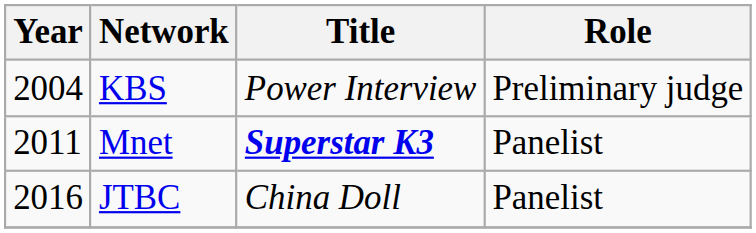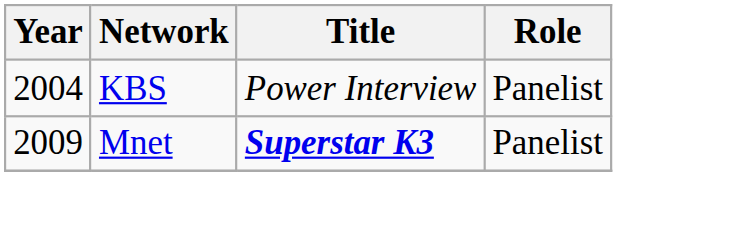(618, 87) Preliminary judge -> (548, 87) Panelist
(47, 142) 2011 -> (48, 142) 2009
- row: (140, 198)
